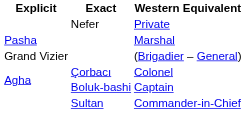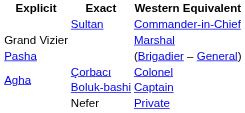rows swapped: (187, 103) <-> (152, 24)
(20, 40) Pasha -> (36, 40) Grand Vizier
(36, 56) Grand Vizier -> (20, 56) Pasha
